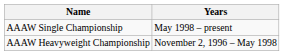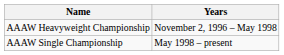rows swapped: (78, 43) <-> (65, 27)
